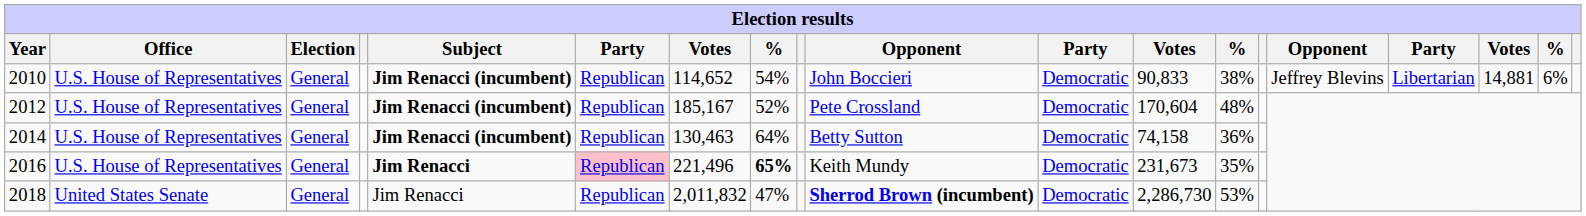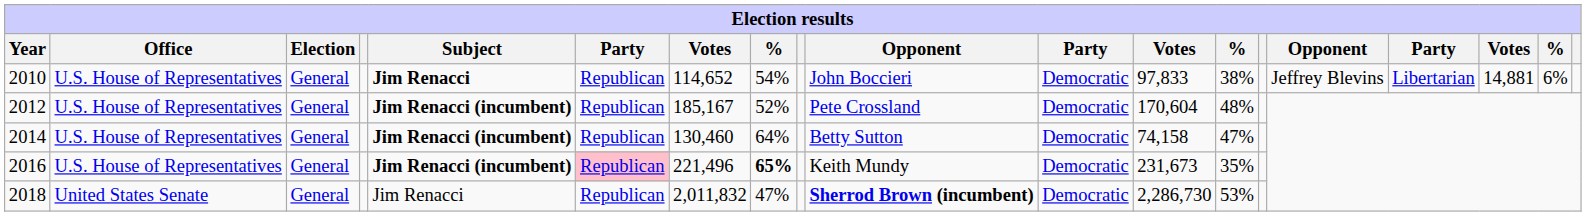(472, 78) Jim Renacci (incumbent) -> (421, 78) Jim Renacci
(1163, 78) 90,833 -> (1163, 78) 97,833
(703, 136) 130,463 -> (703, 136) 130,460
(1237, 136) 36% -> (1237, 136) 47%
(421, 166) Jim Renacci -> (472, 166) Jim Renacci (incumbent)
